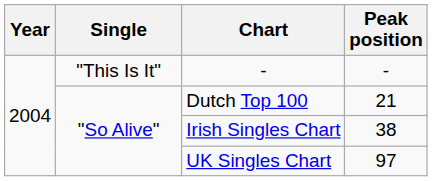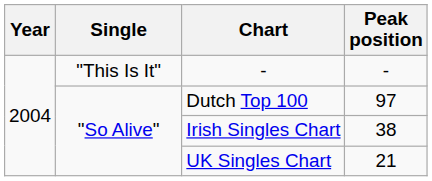(386, 100) 21 -> (386, 100) 97
(386, 160) 97 -> (386, 160) 21
